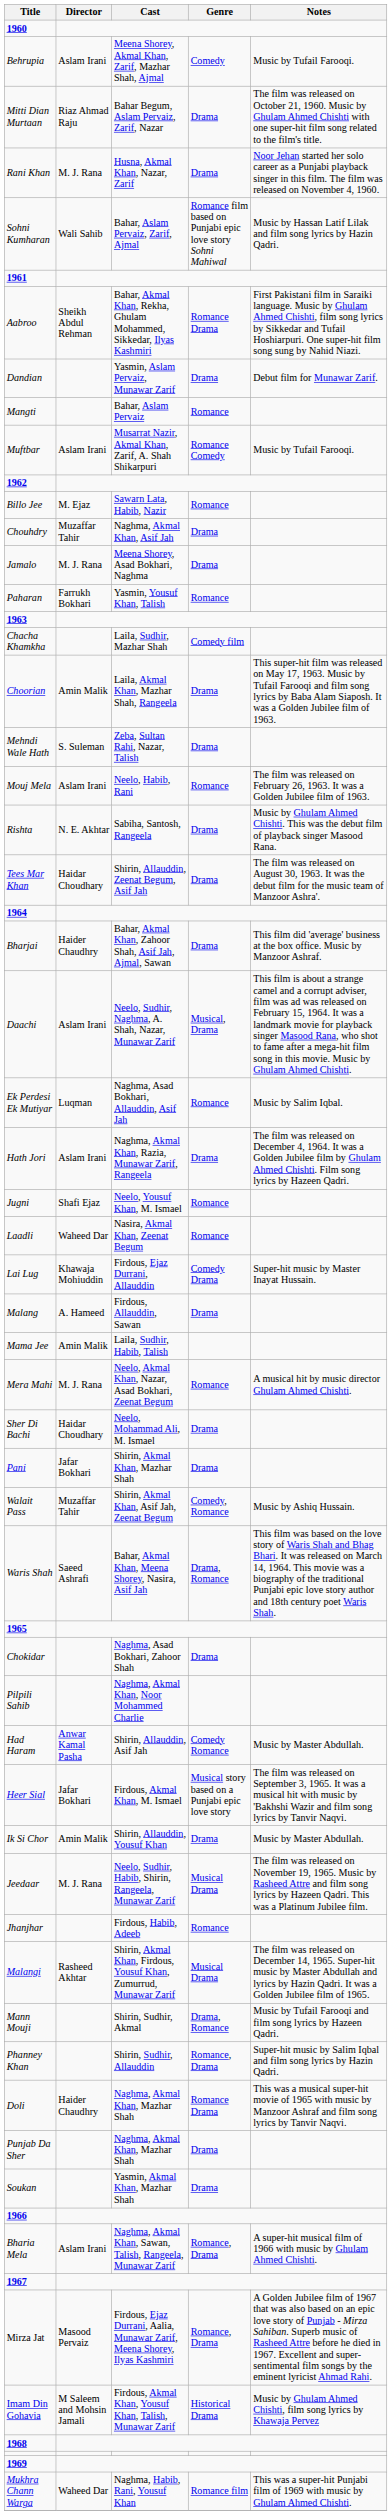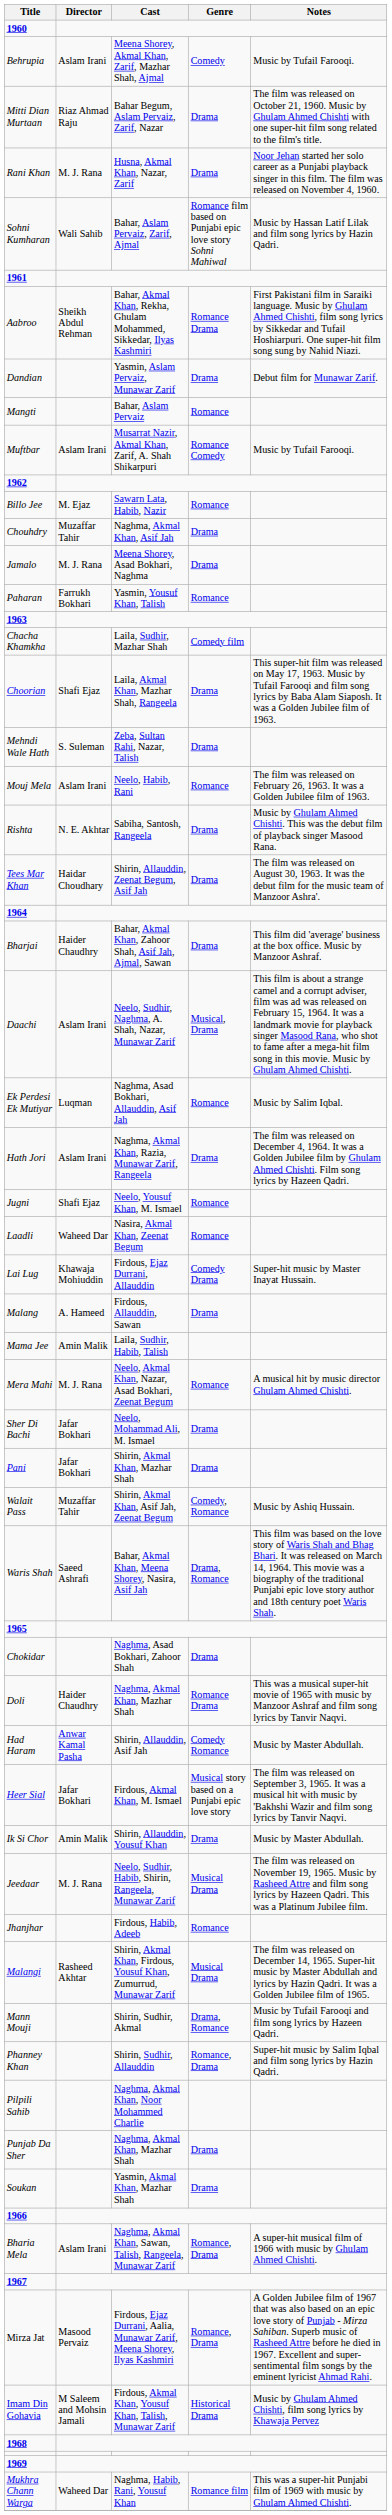(83, 691) Amin Malik -> (79, 691) Shafi Ejaz
(81, 1429) Haidar Choudhary -> (75, 1429) Jafar Bokhari
rows swapped: (16, 2105) <-> (19, 1700)
